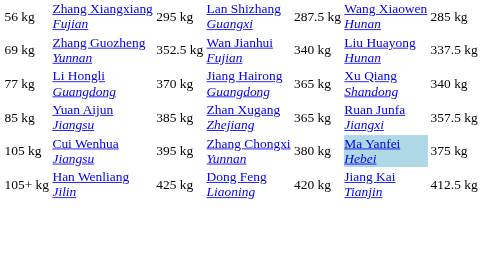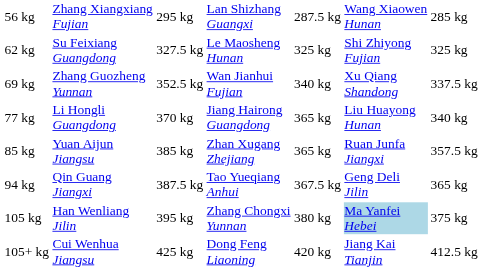+ row: (20, 50)
(380, 50) Liu Huayong Hunan -> (371, 83) Xu Qiang Shandong
(371, 83) Xu Qiang Shandong -> (380, 117) Liu Huayong Hunan
+ row: (20, 184)
(86, 151) Cui Wenhua Jiangsu -> (91, 218) Han Wenliang Jilin
(91, 184) Han Wenliang Jilin -> (86, 251) Cui Wenhua Jiangsu
